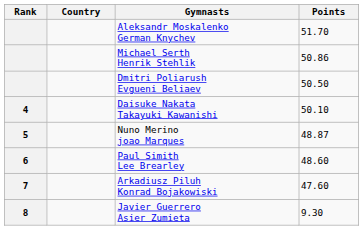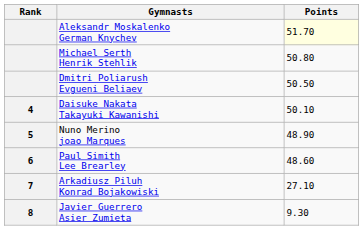- column: (81, 12)
(315, 32) no background -> (300, 32) lightyellow background
(315, 58) 50.86 -> (300, 58) 50.80
(315, 135) 48.87 -> (300, 135) 48.90
(315, 186) 47.60 -> (300, 186) 27.10
